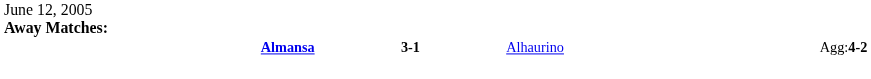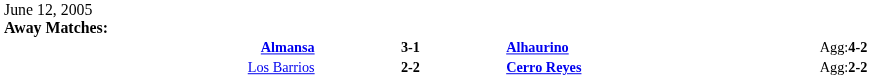(535, 47) normal -> (537, 47) bold
+ row: (281, 67)
